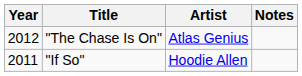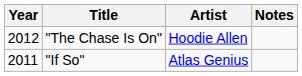(208, 37) Atlas Genius -> (208, 37) Hoodie Allen
(208, 60) Hoodie Allen -> (208, 60) Atlas Genius
